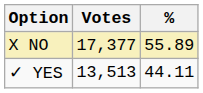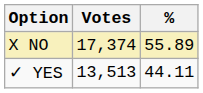(106, 45) 17,377 -> (106, 45) 17,374
